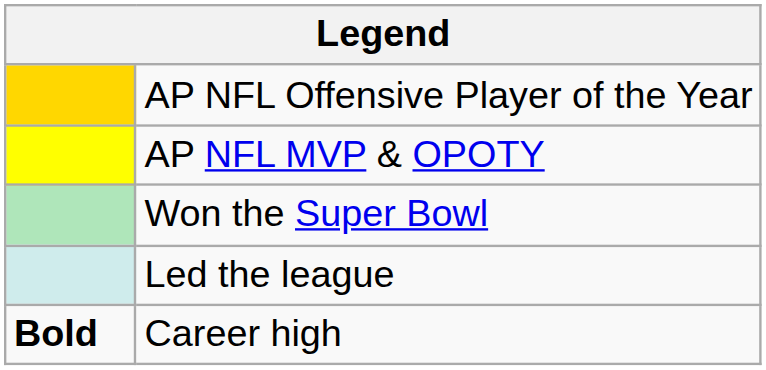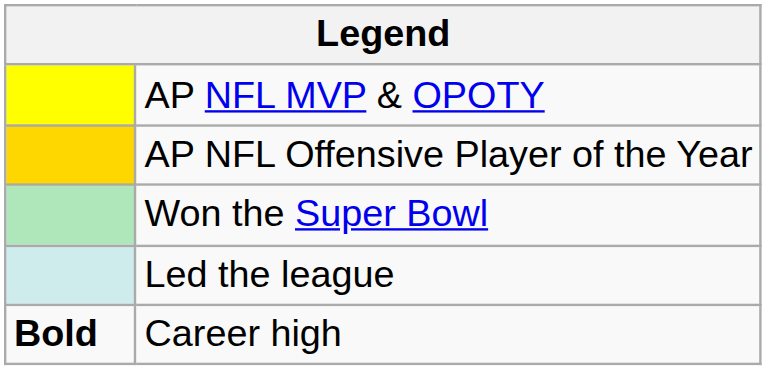rows swapped: (345, 154) <-> (449, 94)
